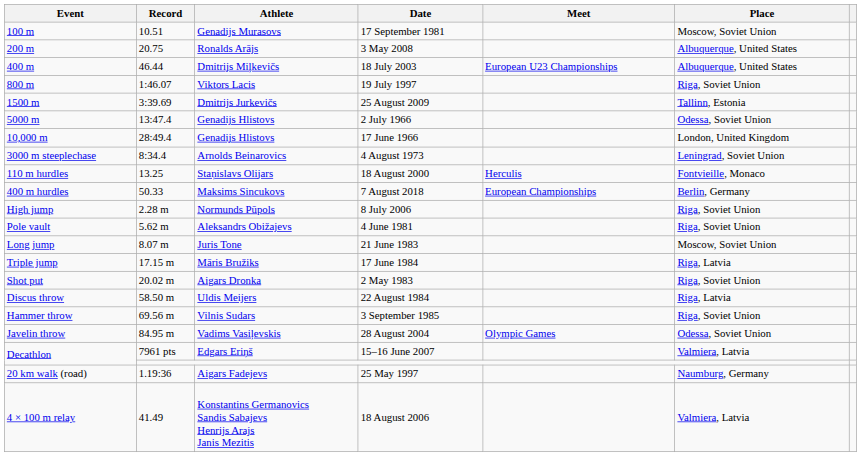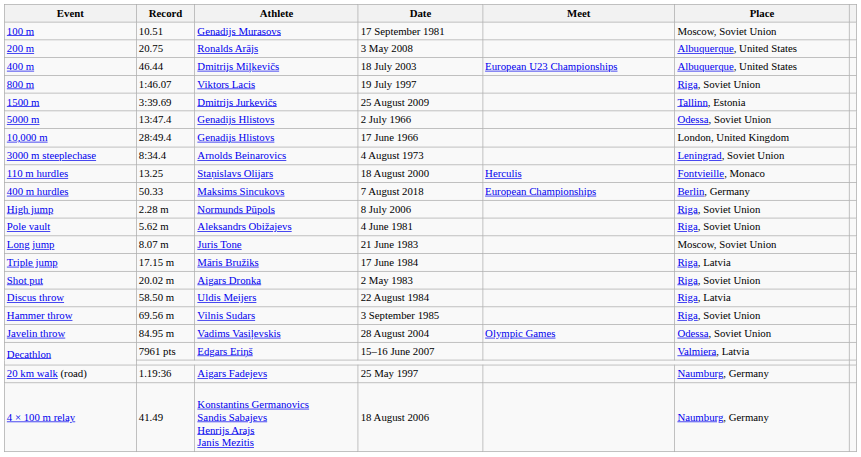(713, 417) Valmiera, Latvia -> (723, 417) Naumburg, Germany
